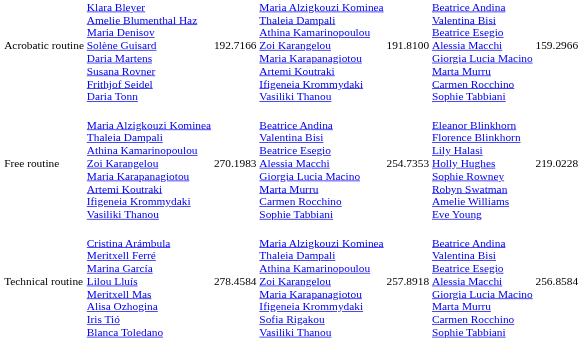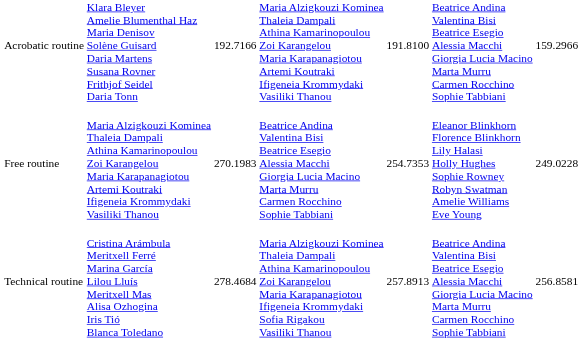(557, 163) 219.0228 -> (557, 163) 249.0228
(235, 281) 278.4584 -> (235, 281) 278.4684
(408, 281) 257.8918 -> (408, 281) 257.8913
(557, 281) 256.8584 -> (557, 281) 256.8581
